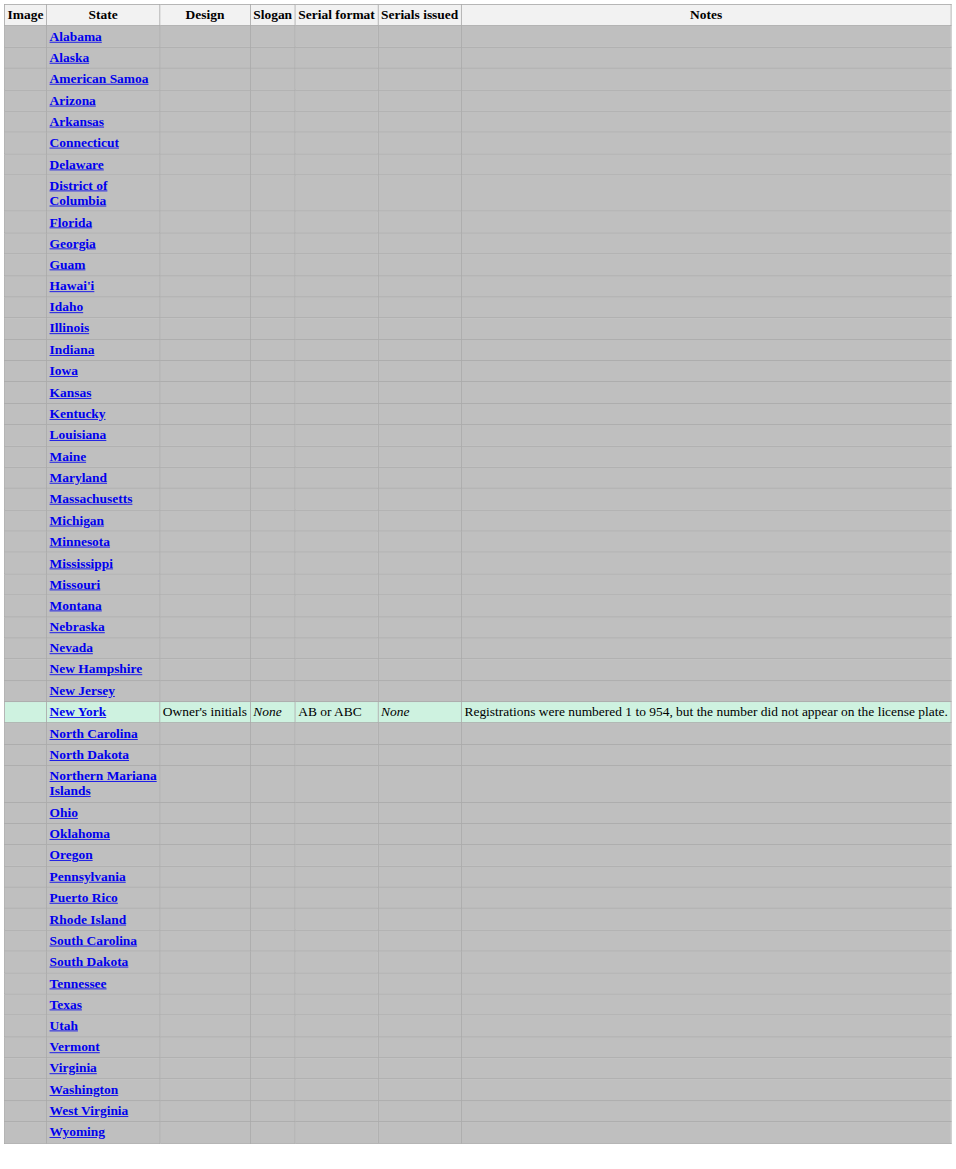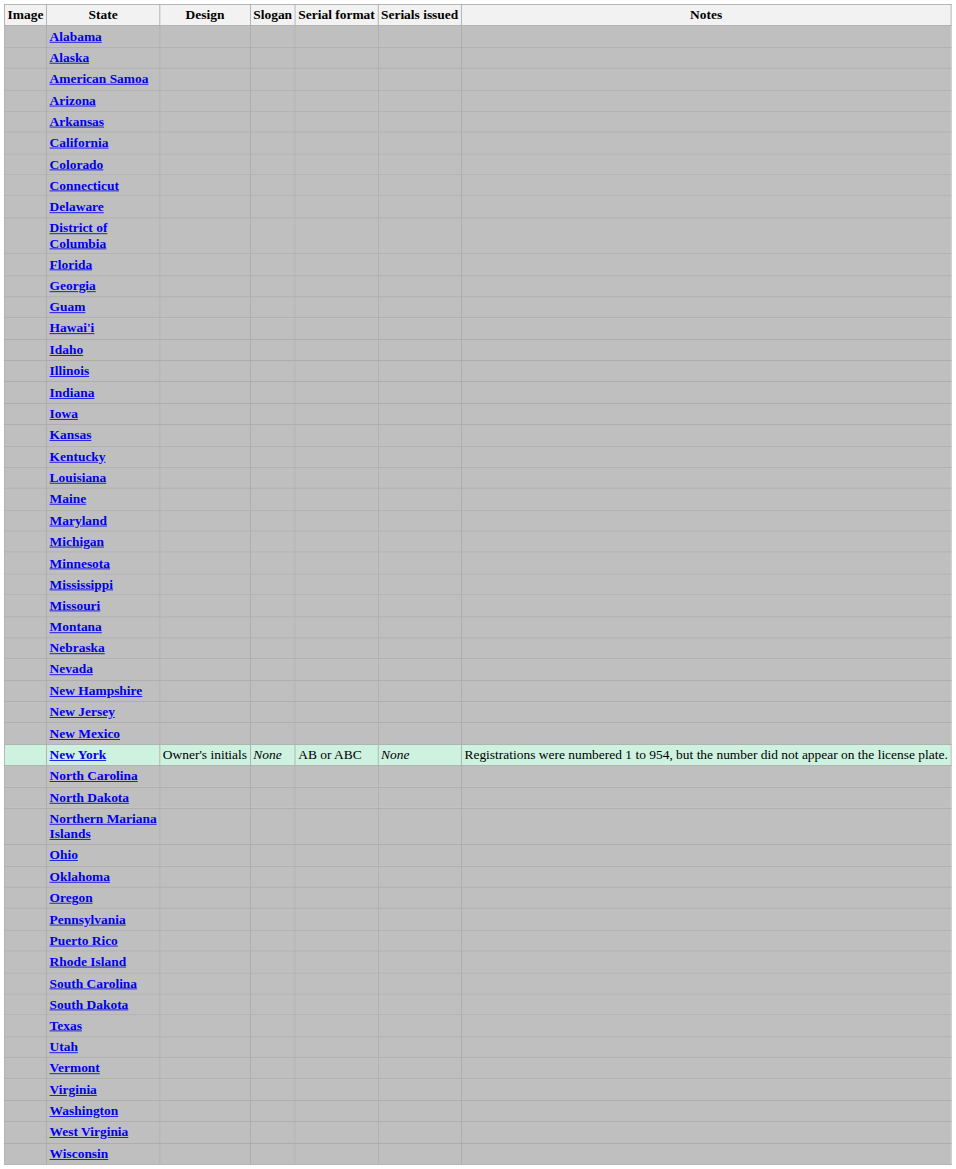+ row: (79, 143)
+ row: (76, 164)
- row: (91, 499)
+ row: (85, 733)
- row: (78, 983)
+ row: (79, 1153)
- row: (77, 1132)
